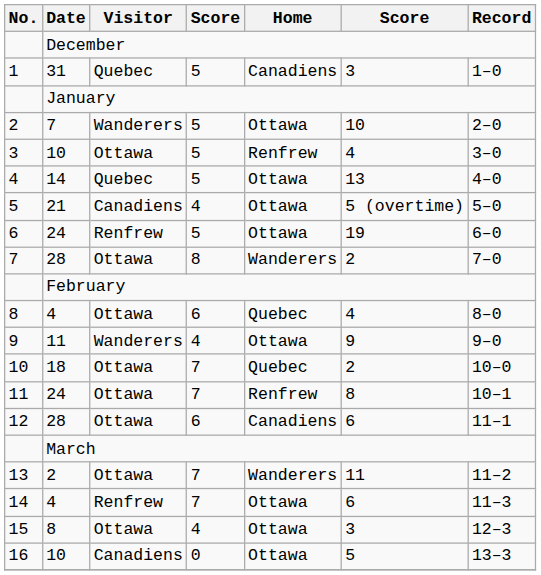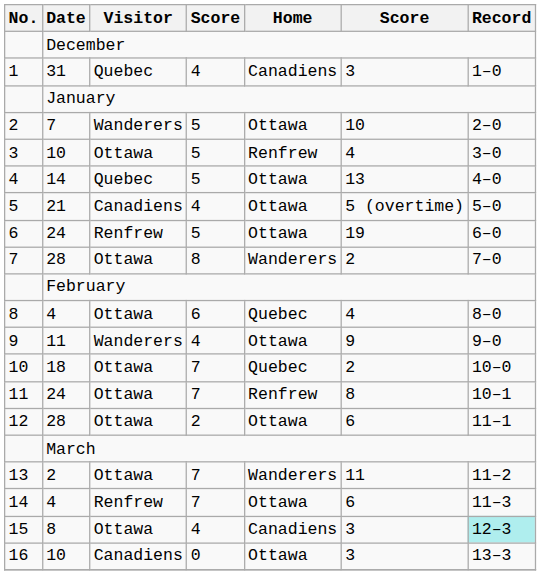(196, 72) 5 -> (196, 72) 4
(196, 422) 6 -> (196, 422) 2
(293, 422) Canadiens -> (278, 422) Ottawa
(278, 529) Ottawa -> (293, 529) Canadiens
(492, 529) no background -> (492, 529) paleturquoise background
(350, 556) 5 -> (350, 556) 3
